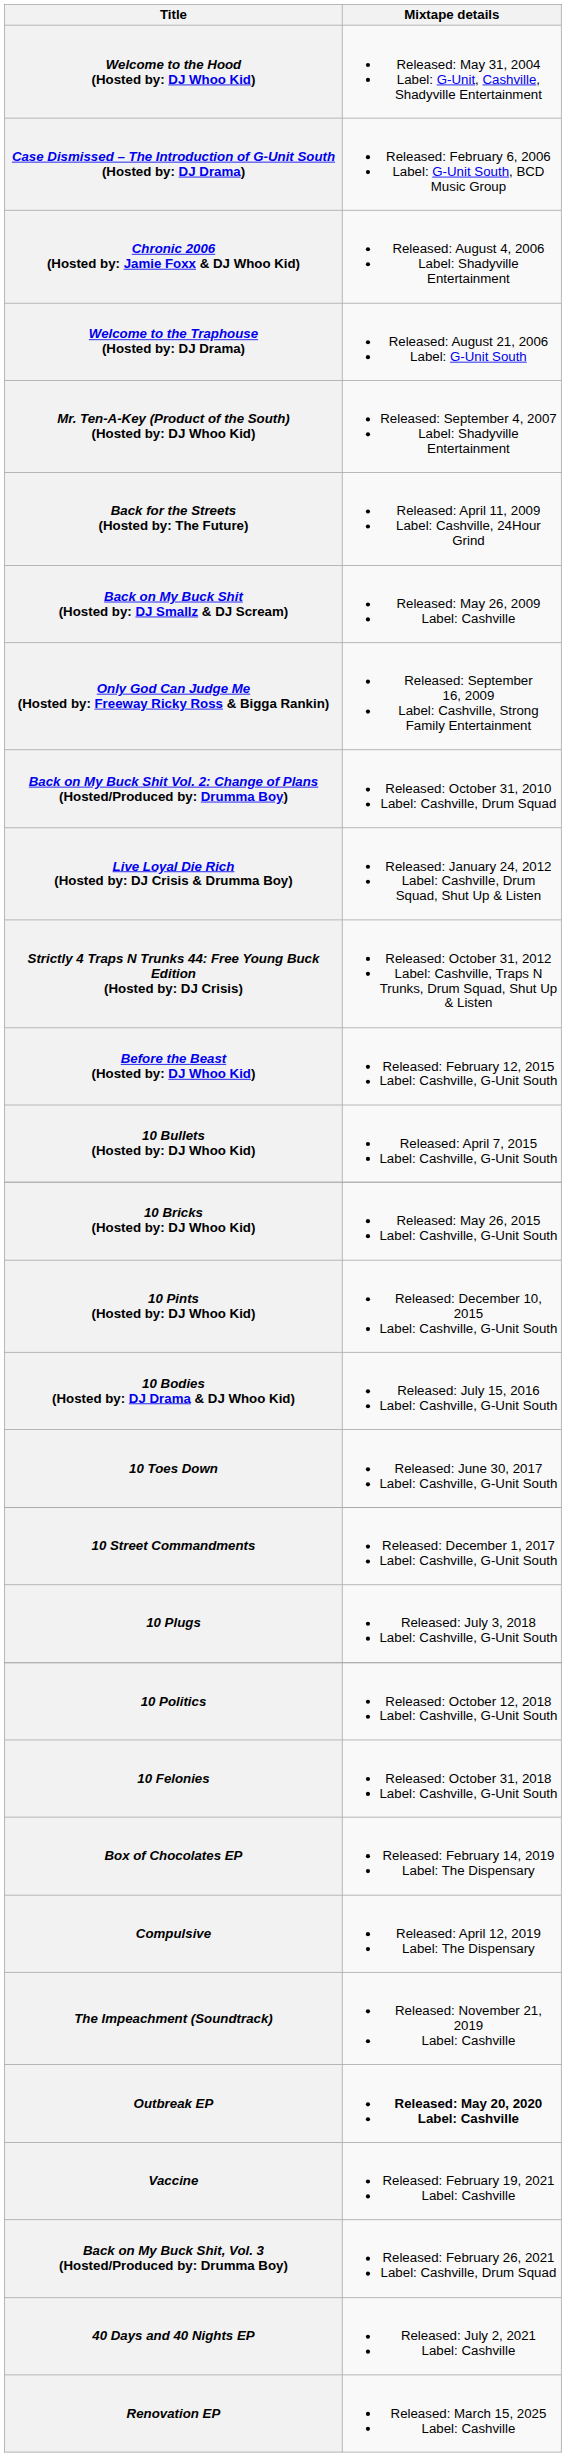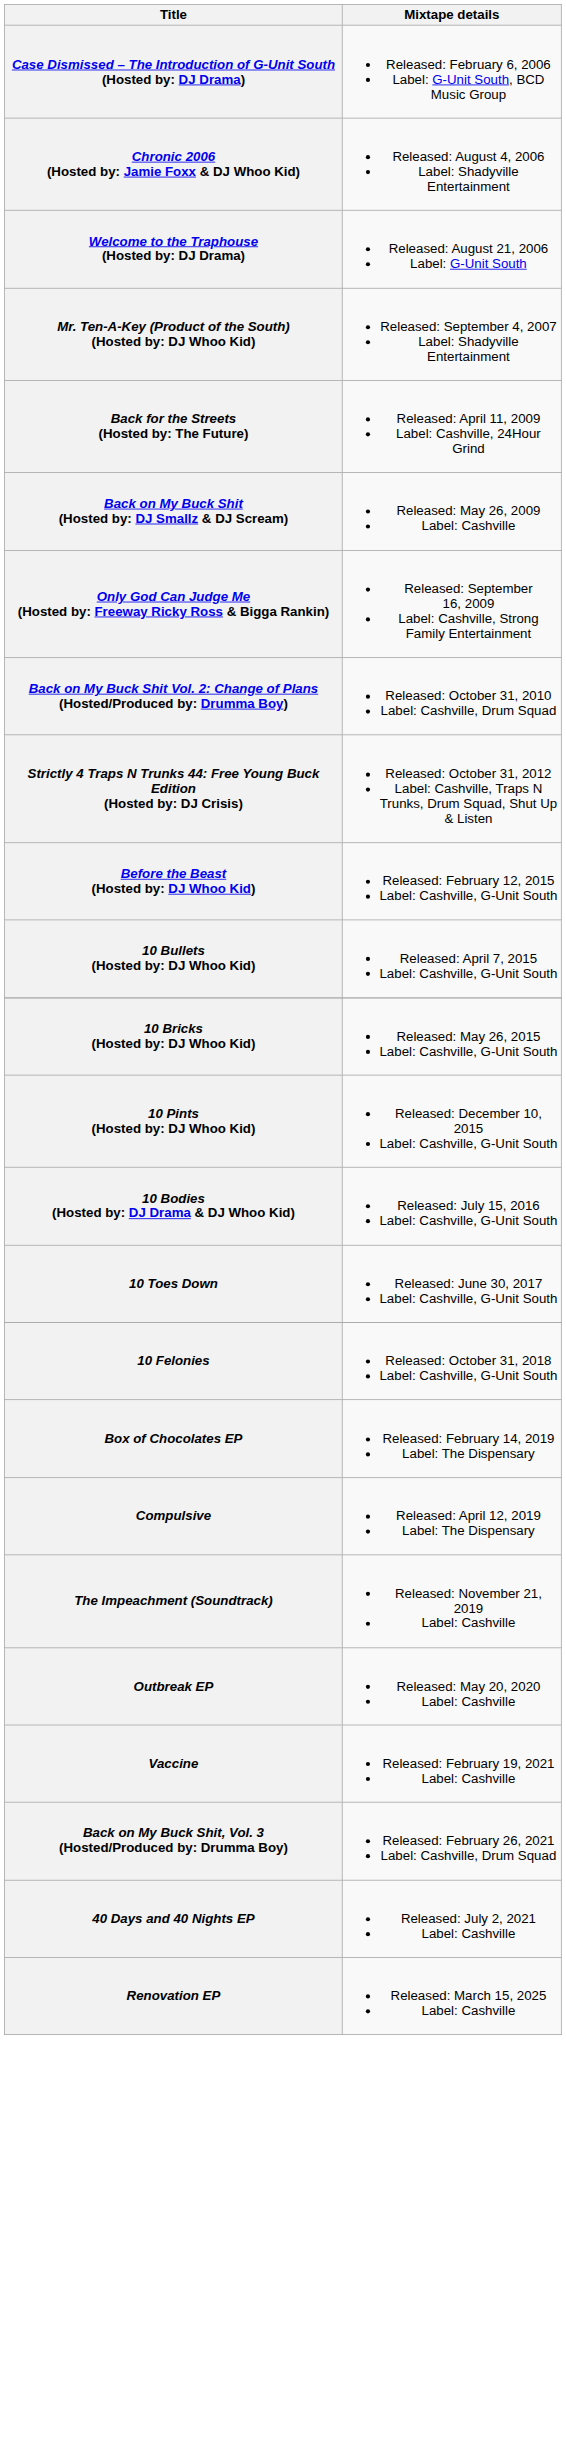- row: (173, 71)
- row: (173, 873)
- row: (173, 1546)
- row: (173, 1623)
- row: (173, 1701)
(452, 2111) bold -> (452, 1694) normal
